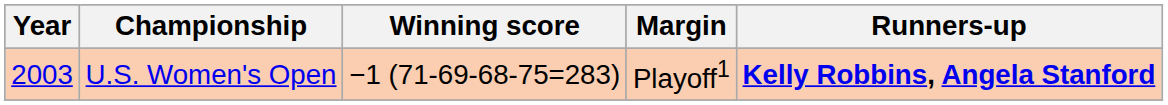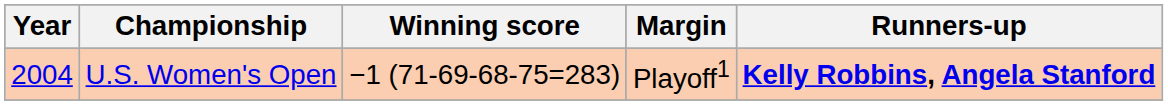(42, 74) 2003 -> (42, 74) 2004
